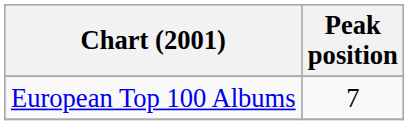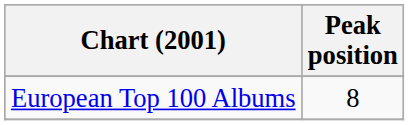(353, 97) 7 -> (353, 97) 8
